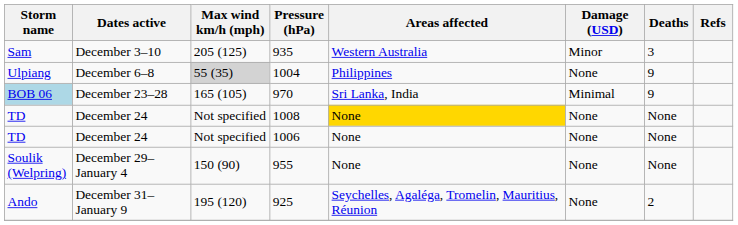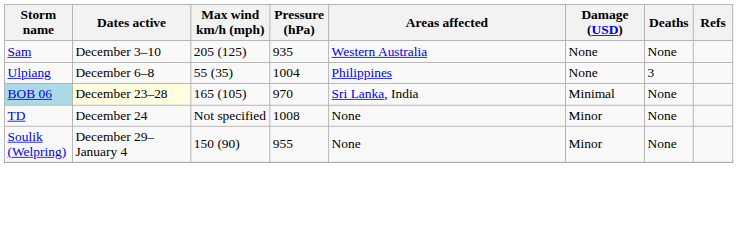(585, 51) Minor -> (583, 51) None
(651, 51) 3 -> (662, 51) None
(213, 72) lightgrey background -> (213, 72) no background
(651, 72) 9 -> (651, 72) 3
(122, 94) no background -> (122, 94) lightyellow background
(651, 94) 9 -> (662, 94) None
(346, 115) gold background -> (346, 115) no background
(583, 115) None -> (585, 115) Minor
- row: (286, 136)
(583, 165) None -> (585, 144) Minor
- row: (283, 202)
